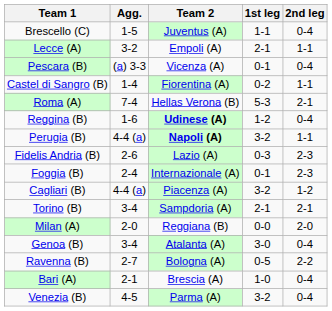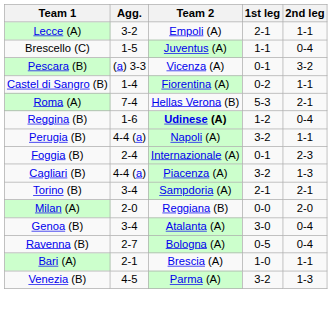rows swapped: (57, 31) <-> (57, 48)
(305, 66) 0-4 -> (305, 66) 3-2
(195, 137) bold -> (195, 137) normal
- row: (57, 155)
(305, 191) 1-2 -> (305, 173) 1-3
(305, 262) 2-2 -> (305, 244) 0-4
(305, 279) 0-4 -> (305, 262) 1-1
(305, 297) 0-4 -> (305, 279) 1-3
